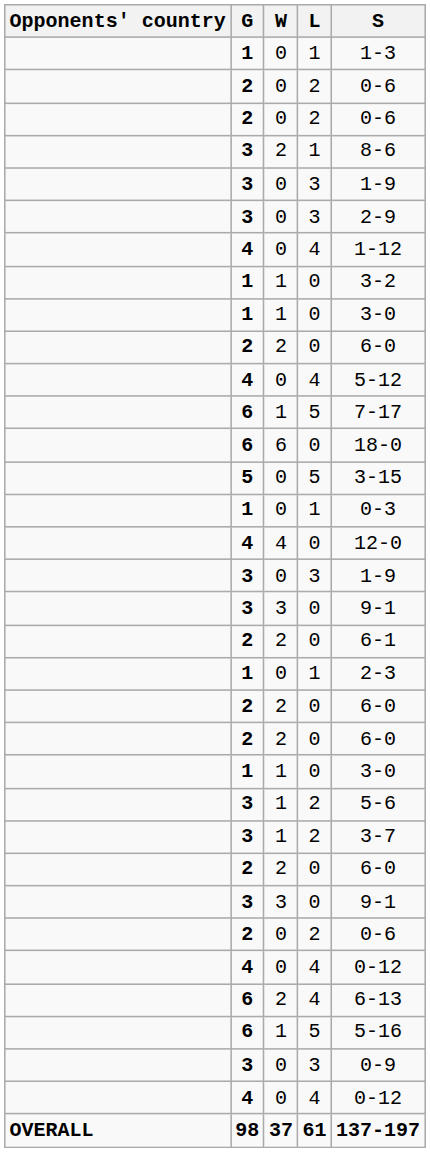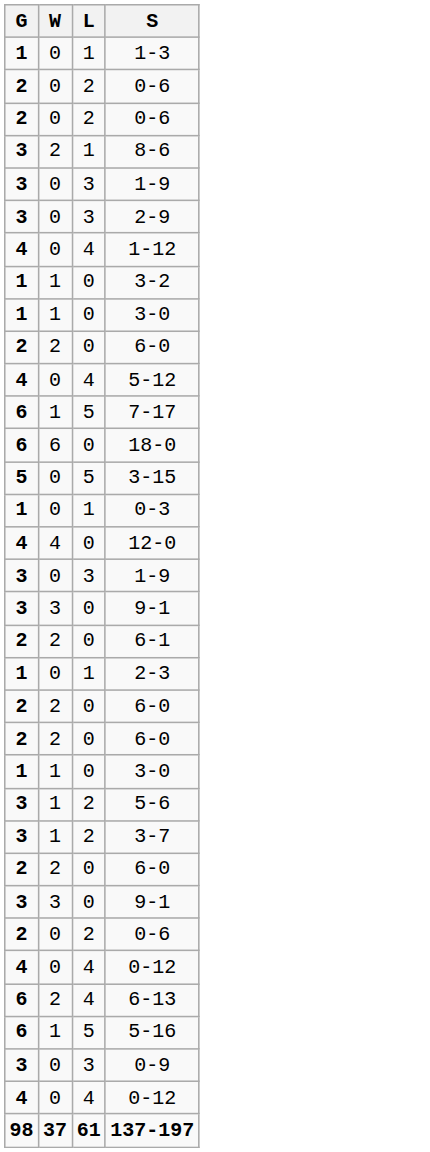- column: (118, 21)
